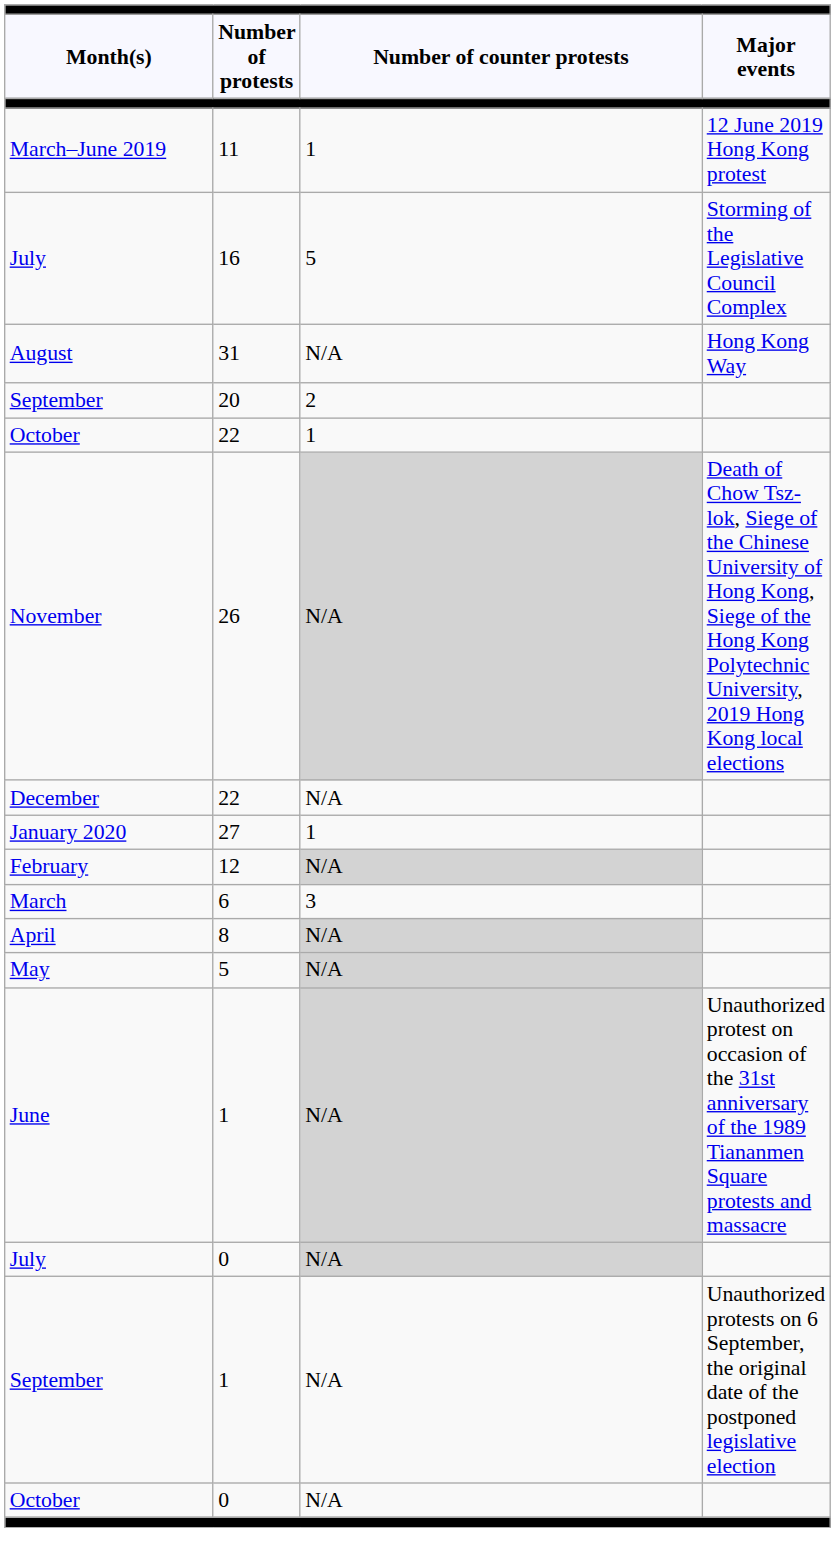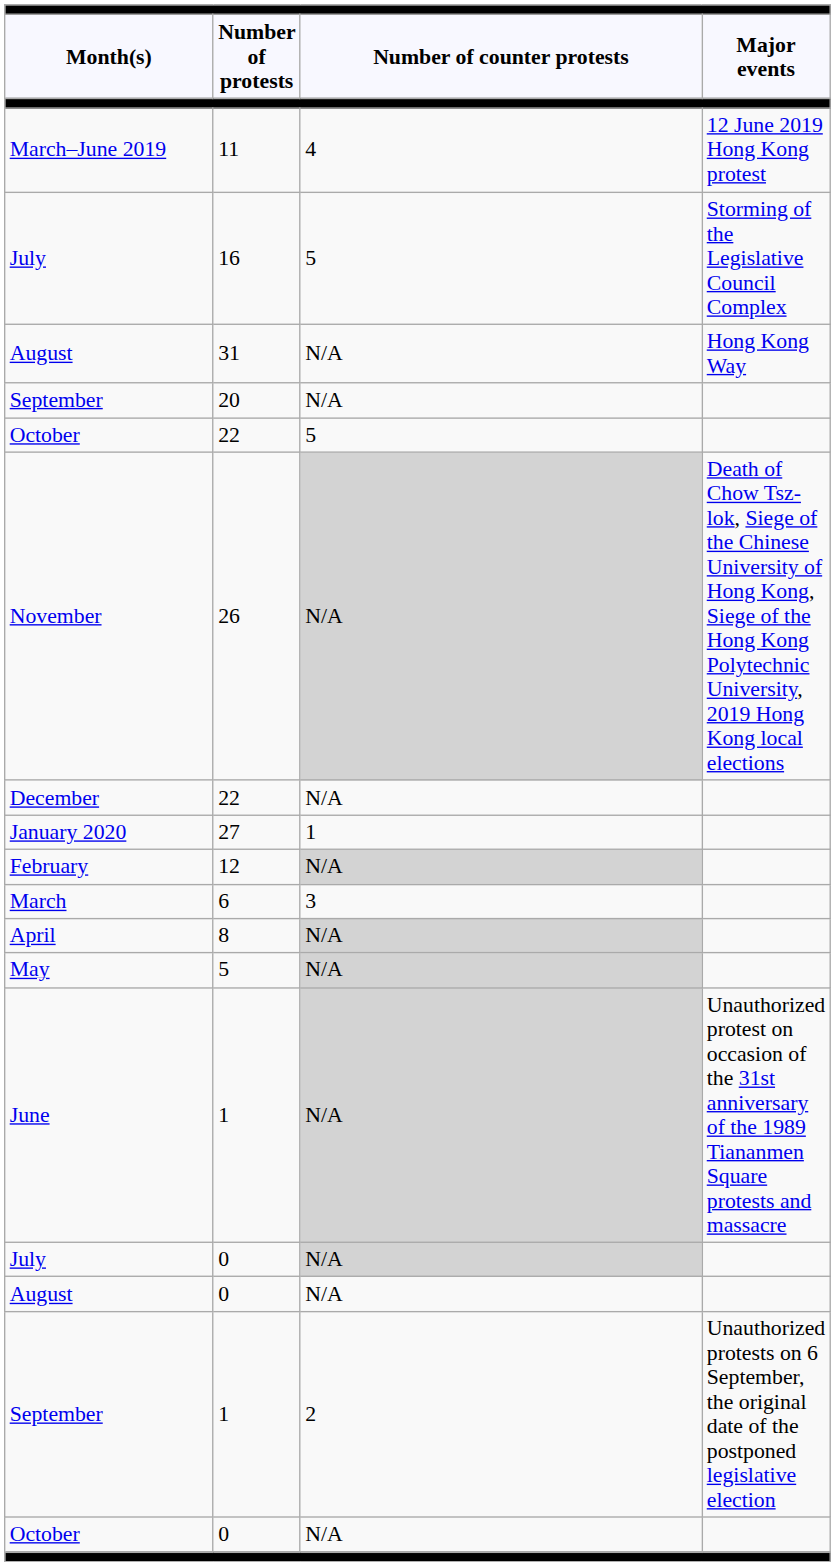(311, 149) 1 -> (311, 149) 4
(311, 400) 2 -> (324, 400) N/A
(311, 434) 1 -> (311, 434) 5
+ row: (41, 1293)
(324, 1379) N/A -> (311, 1414) 2
